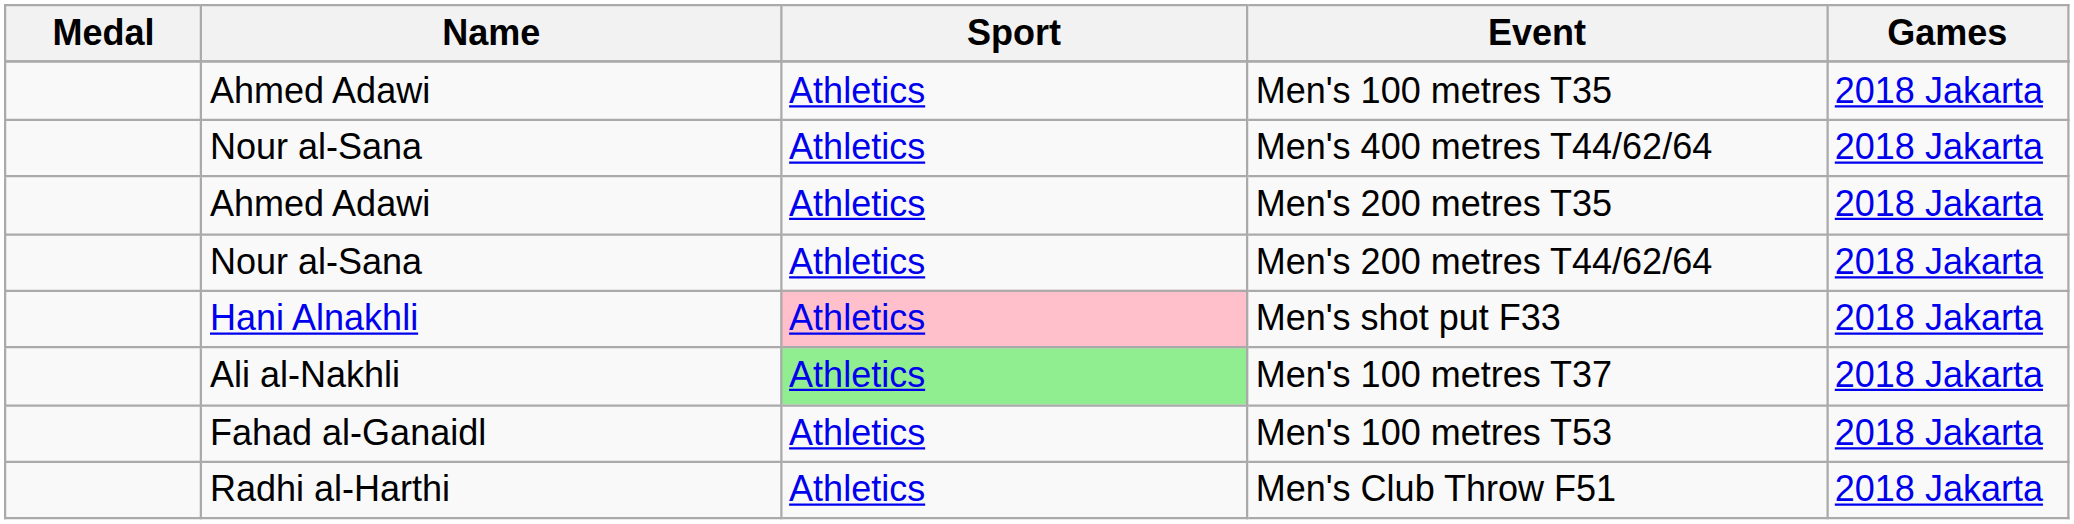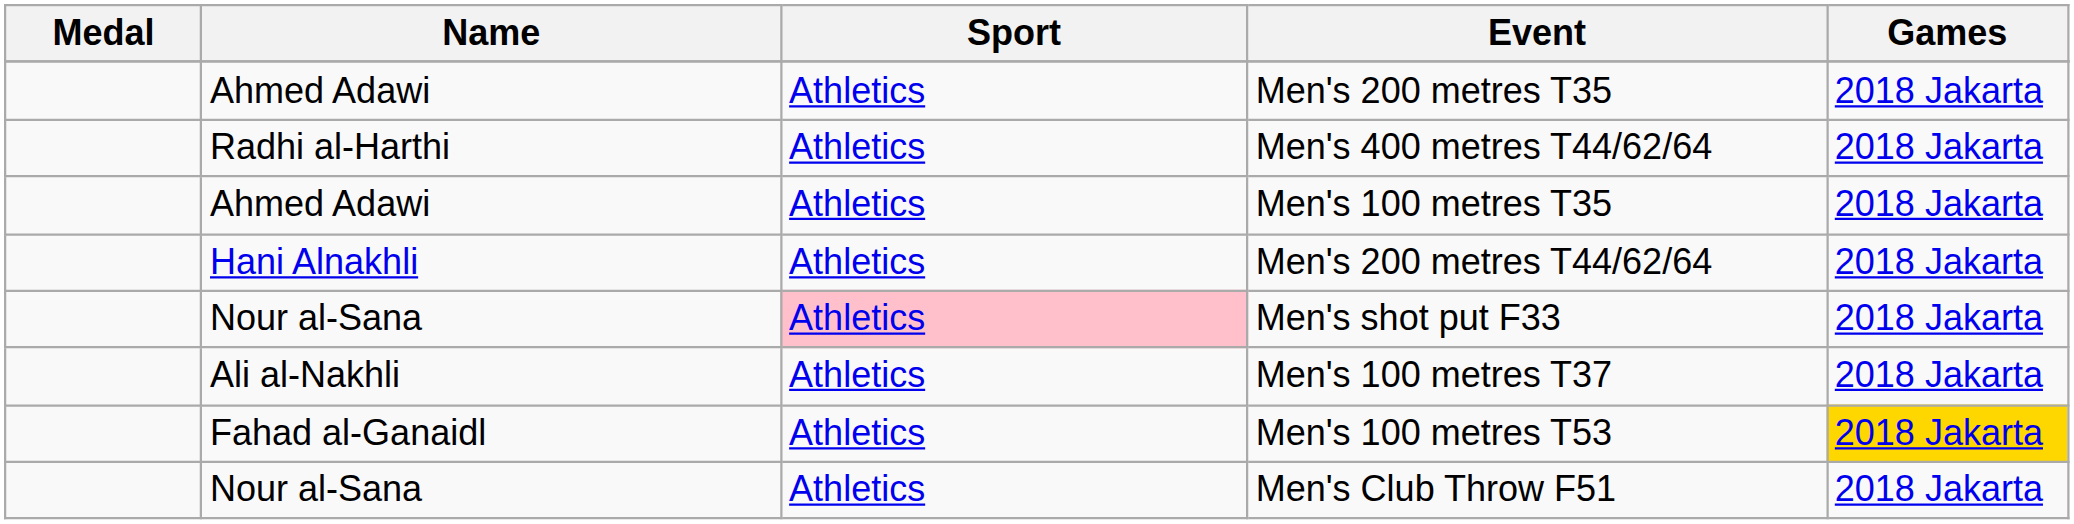rows swapped: (1434, 204) <-> (1434, 90)
(316, 147) Nour al-Sana -> (330, 147) Radhi al-Harthi
(316, 261) Nour al-Sana -> (314, 261) Hani Alnakhli
(314, 318) Hani Alnakhli -> (316, 318) Nour al-Sana
(857, 375) lightgreen background -> (857, 375) no background
(1939, 432) no background -> (1939, 432) gold background
(330, 489) Radhi al-Harthi -> (316, 489) Nour al-Sana
